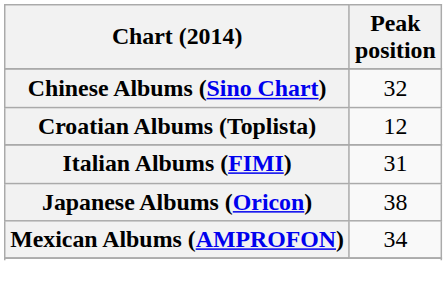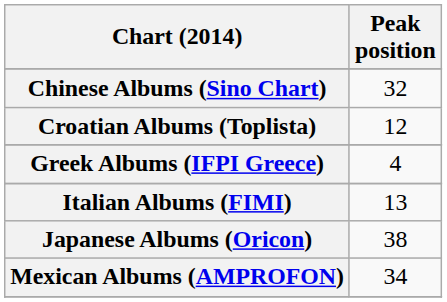+ row: (177, 163)
(395, 163) 31 -> (395, 201) 13
